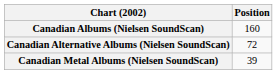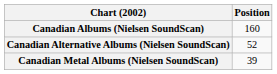(252, 45) 72 -> (252, 45) 52
